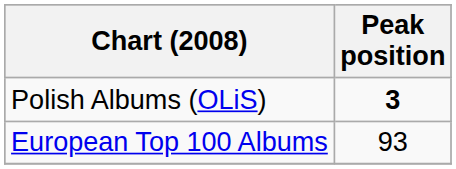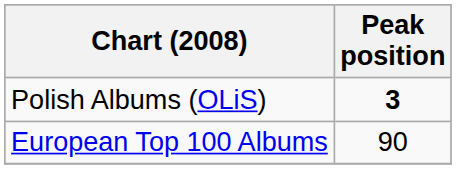(393, 142) 93 -> (393, 142) 90
